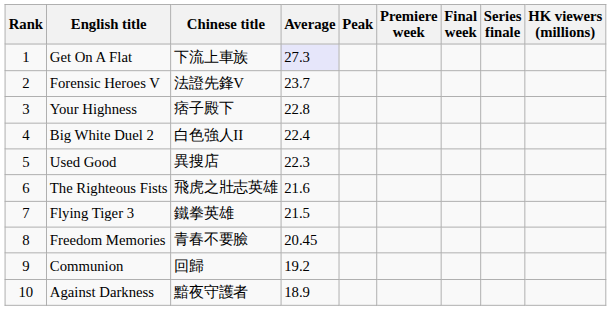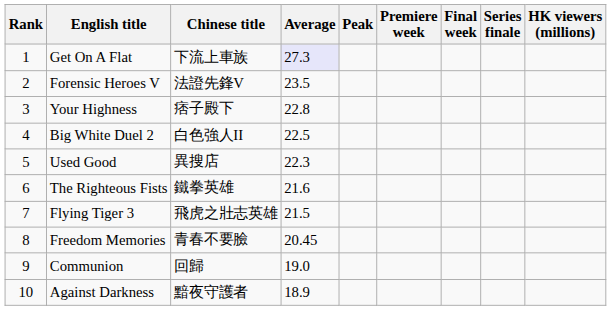(297, 83) 23.7 -> (297, 83) 23.5
(297, 135) 22.4 -> (297, 135) 22.5
(226, 187) 飛虎之壯志英雄 -> (204, 187) 鐵拳英雄
(204, 213) 鐵拳英雄 -> (226, 213) 飛虎之壯志英雄
(297, 266) 19.2 -> (297, 266) 19.0
